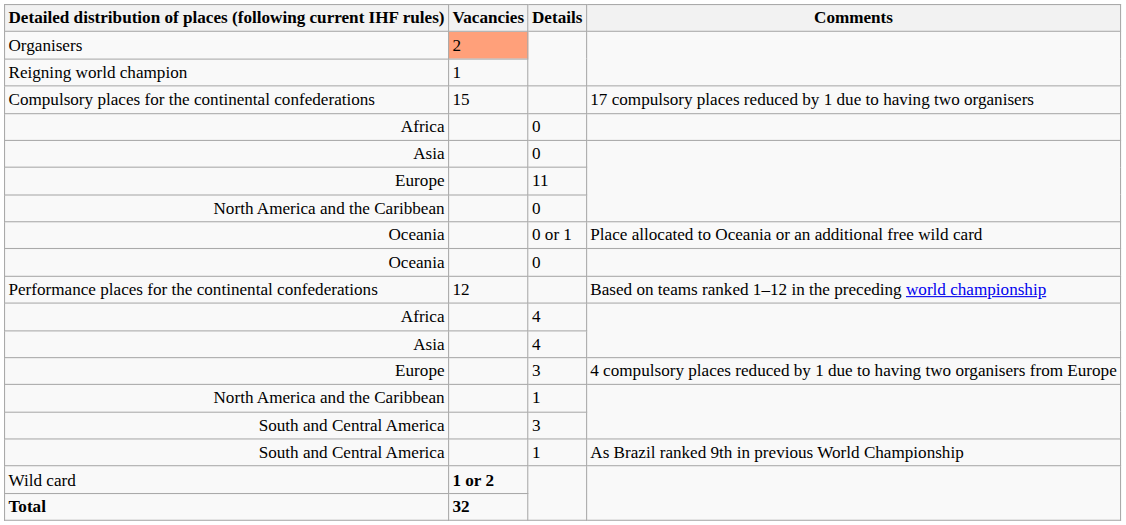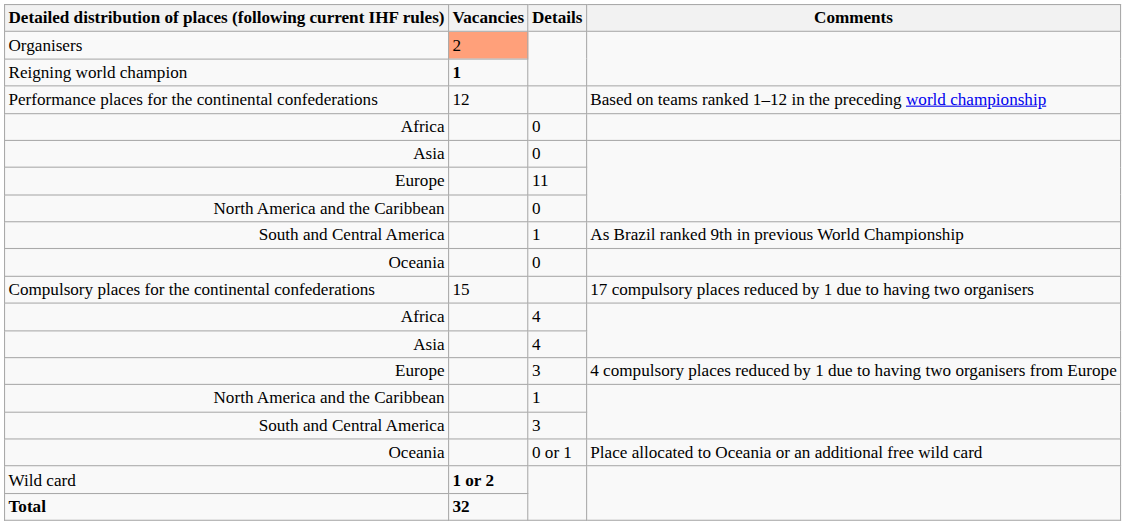(457, 72) normal -> (457, 72) bold
rows swapped: (193, 289) <-> (192, 99)
rows swapped: (352, 452) <-> (417, 235)
